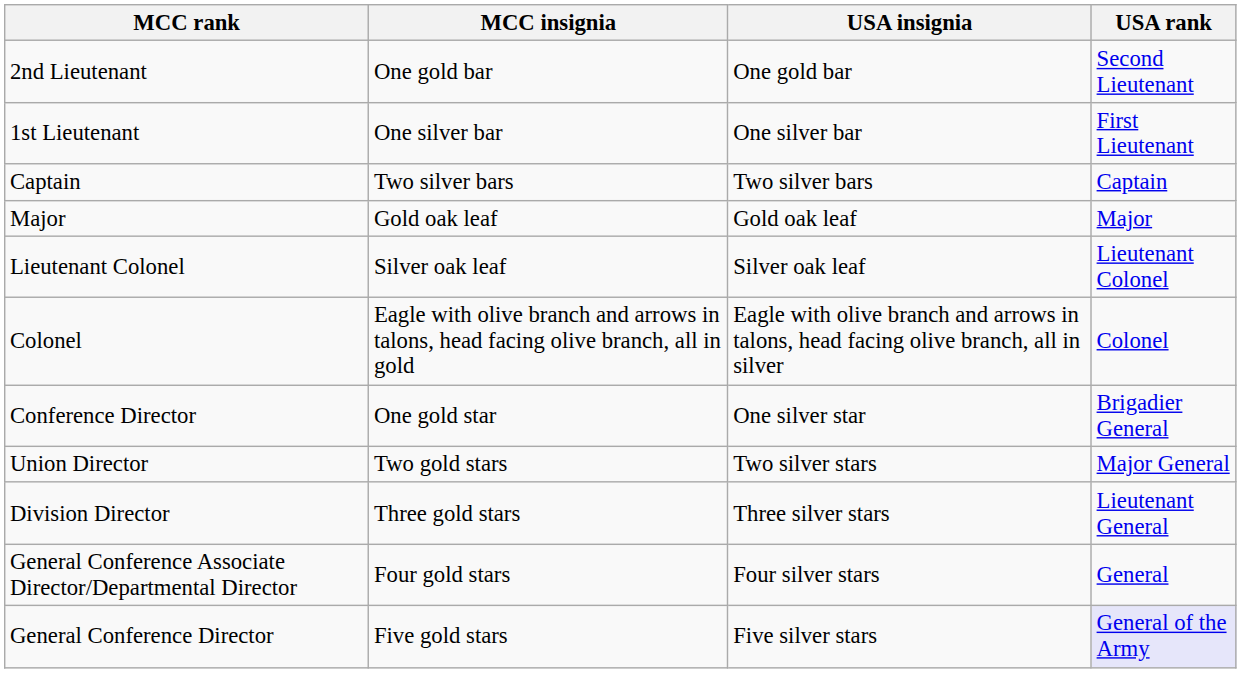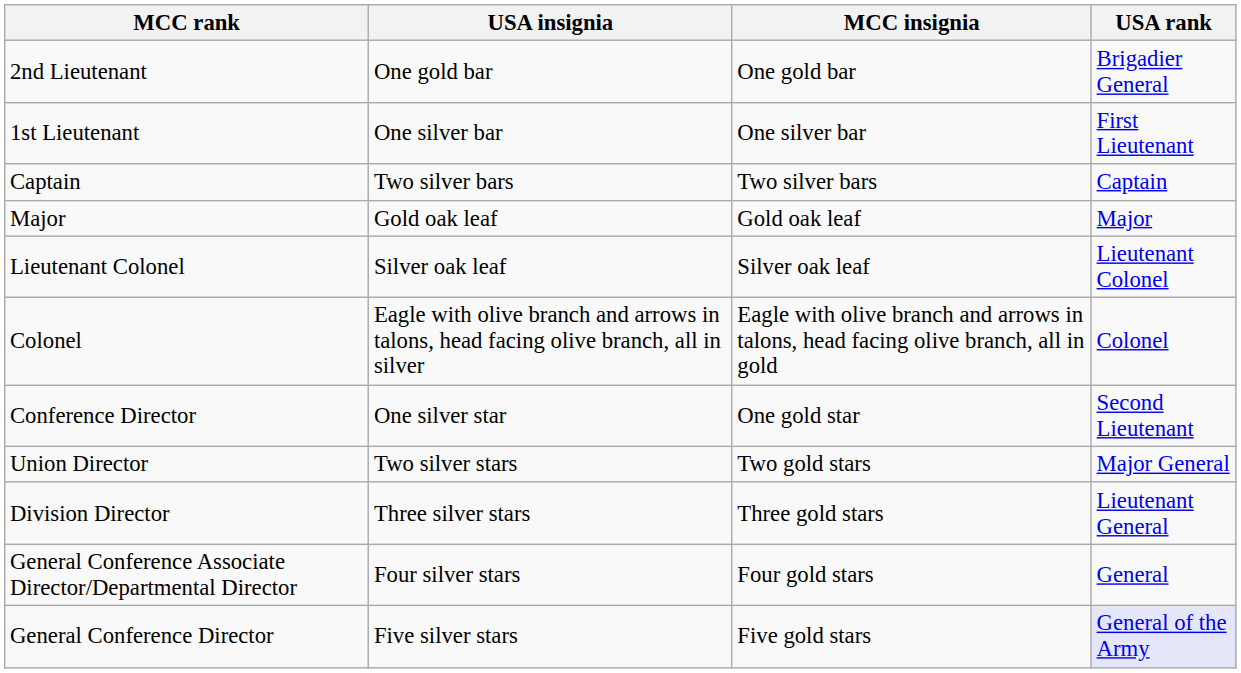columns swapped: (548, 22) <-> (910, 22)
(1145, 71) Second Lieutenant -> (1140, 71) Brigadier General
(1140, 415) Brigadier General -> (1145, 415) Second Lieutenant
